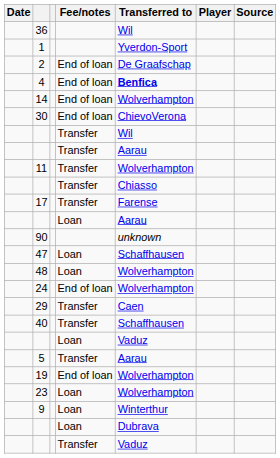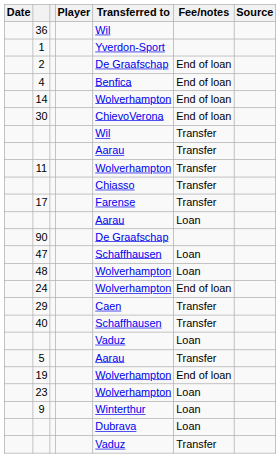columns swapped: (215, 13) <-> (85, 13)
(137, 82) bold -> (113, 82) normal
(139, 237) unknown -> (132, 237) De Graafschap
